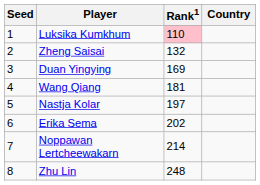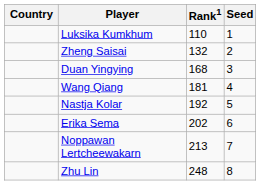columns swapped: (229, 14) <-> (20, 14)
(175, 34) pink background -> (198, 34) no background
(176, 69) 169 -> (198, 69) 168
(176, 105) 197 -> (198, 105) 192
(176, 147) 214 -> (198, 147) 213
